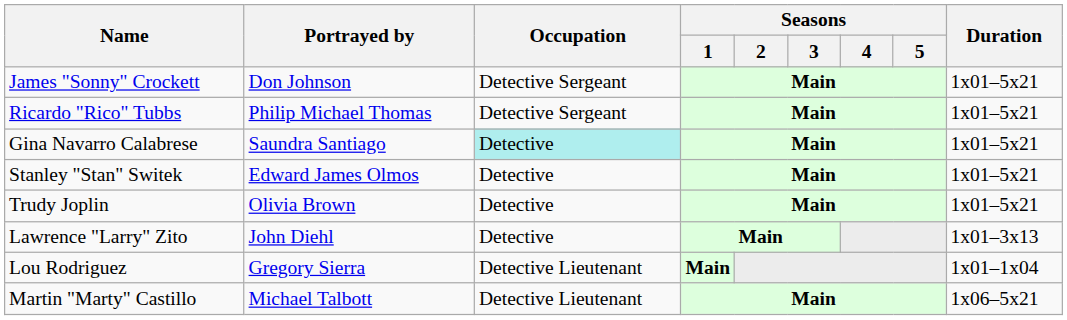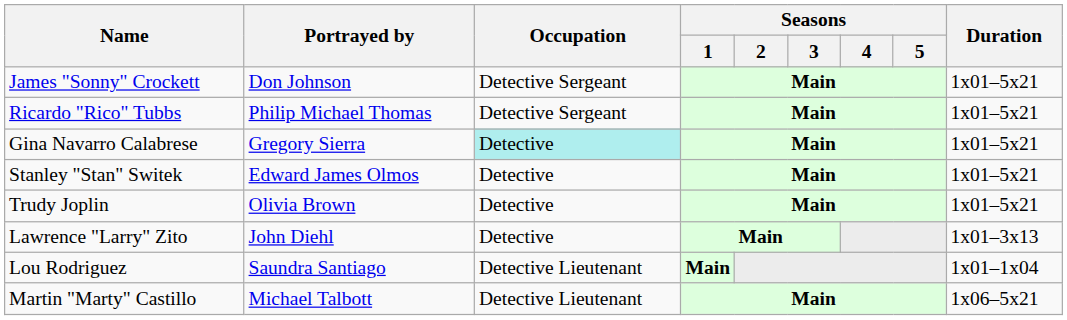(317, 143) Saundra Santiago -> (307, 143) Gregory Sierra
(307, 267) Gregory Sierra -> (317, 267) Saundra Santiago
